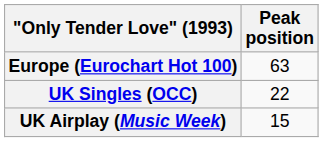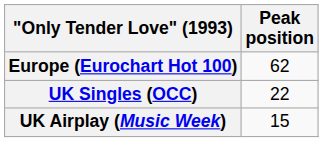(280, 66) 63 -> (280, 66) 62
